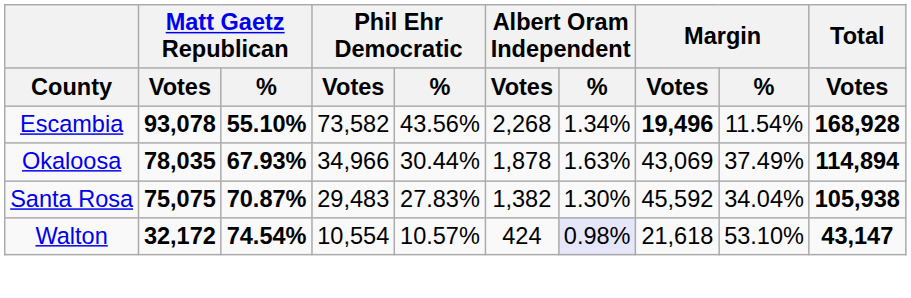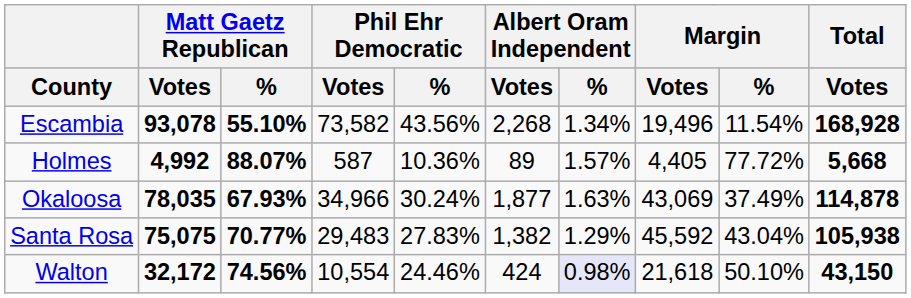(677, 124) bold -> (677, 124) normal
+ row: (72, 161)
(440, 161) 30.44% -> (440, 198) 30.24%
(522, 161) 1,878 -> (522, 198) 1,877
(857, 161) 114,894 -> (857, 198) 114,878
(267, 198) 70.87% -> (267, 236) 70.77%
(597, 198) 1.30% -> (597, 236) 1.29%
(764, 198) 34.04% -> (764, 236) 43.04%
(267, 236) 74.54% -> (267, 273) 74.56%
(440, 236) 10.57% -> (440, 273) 24.46%
(764, 236) 53.10% -> (764, 273) 50.10%
(857, 236) 43,147 -> (857, 273) 43,150
